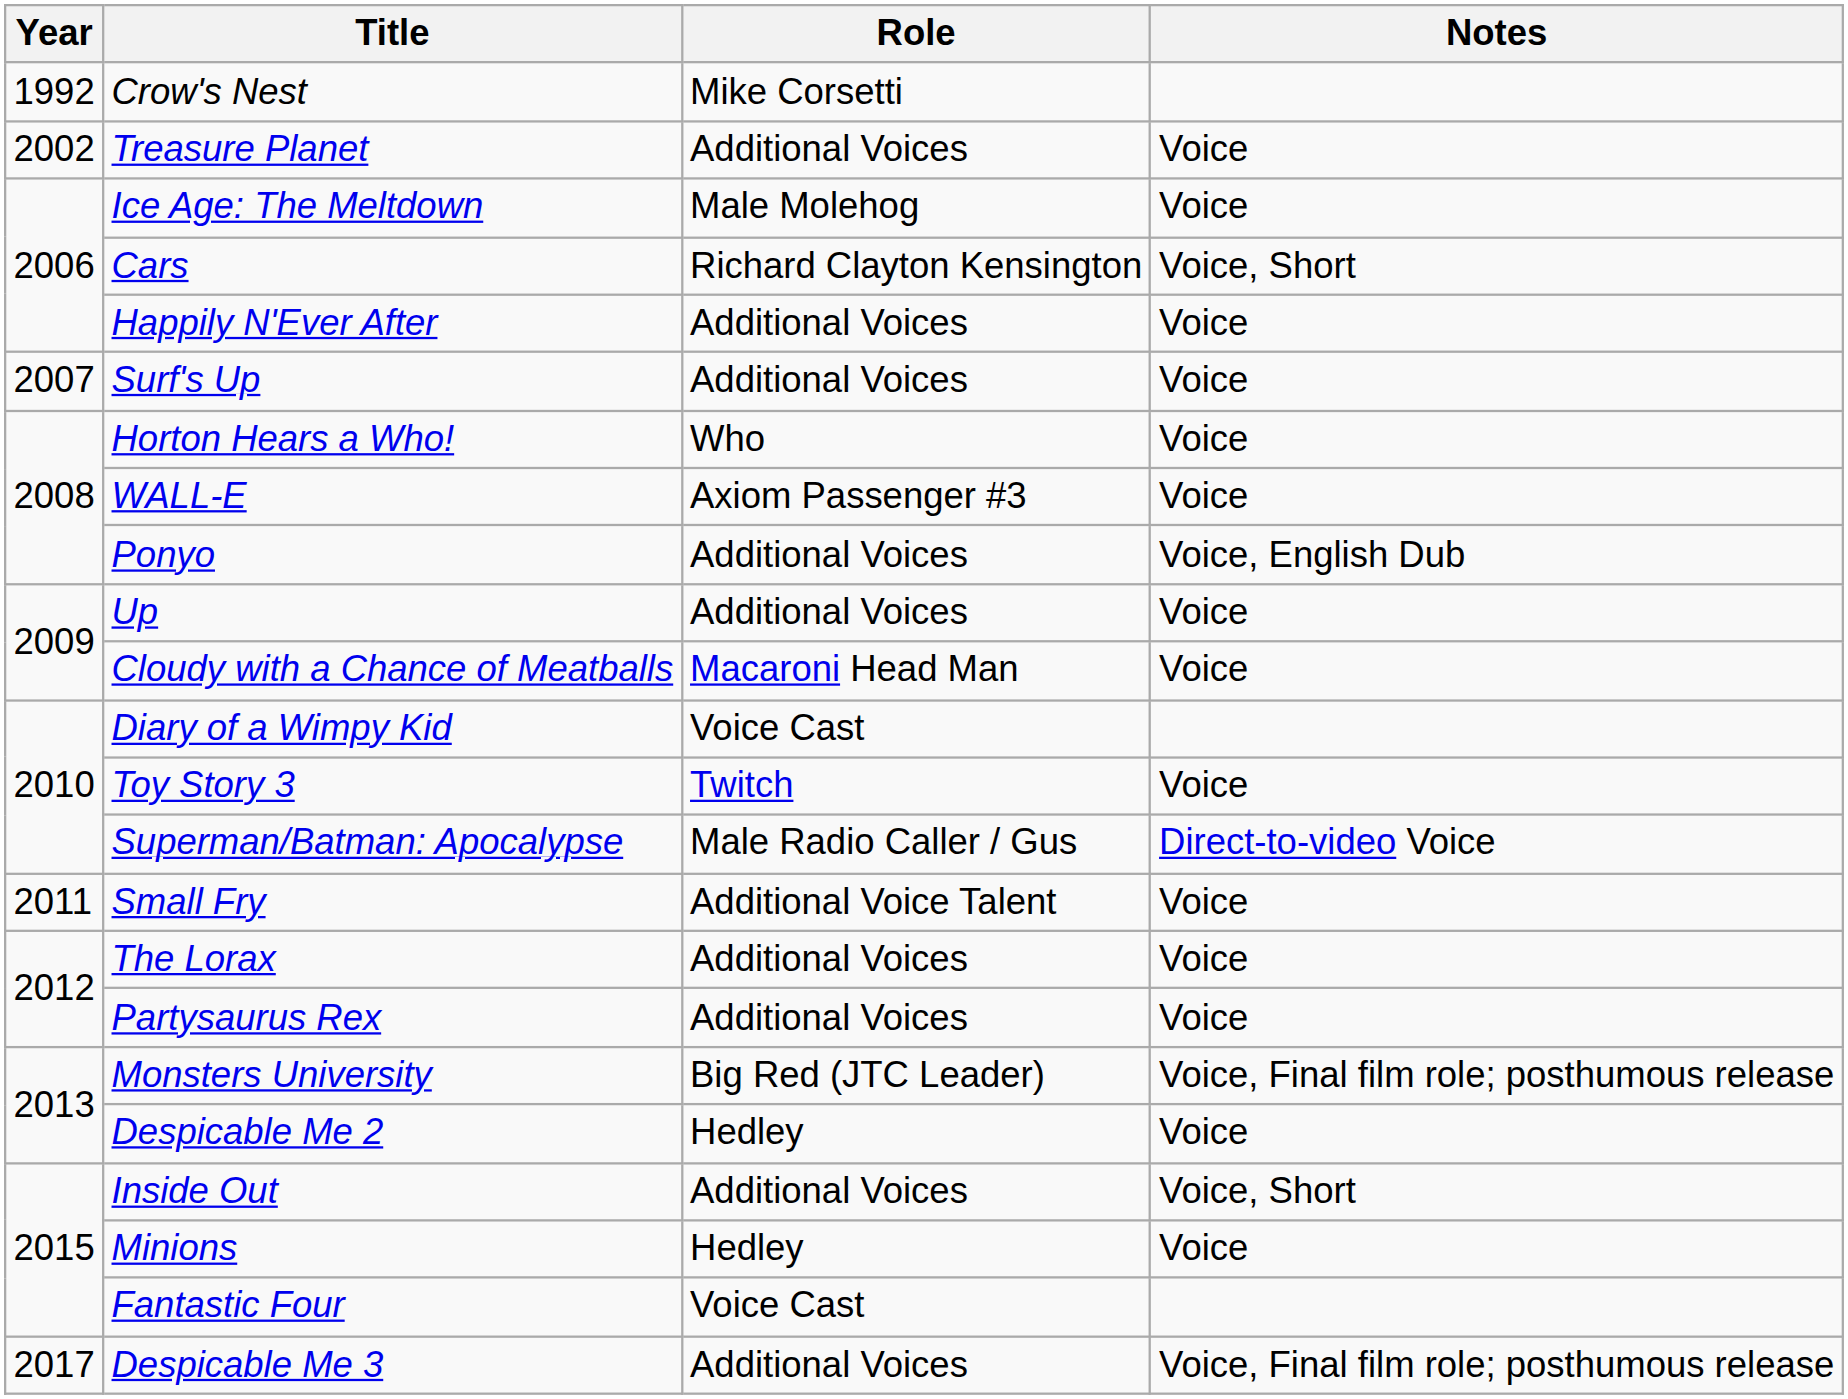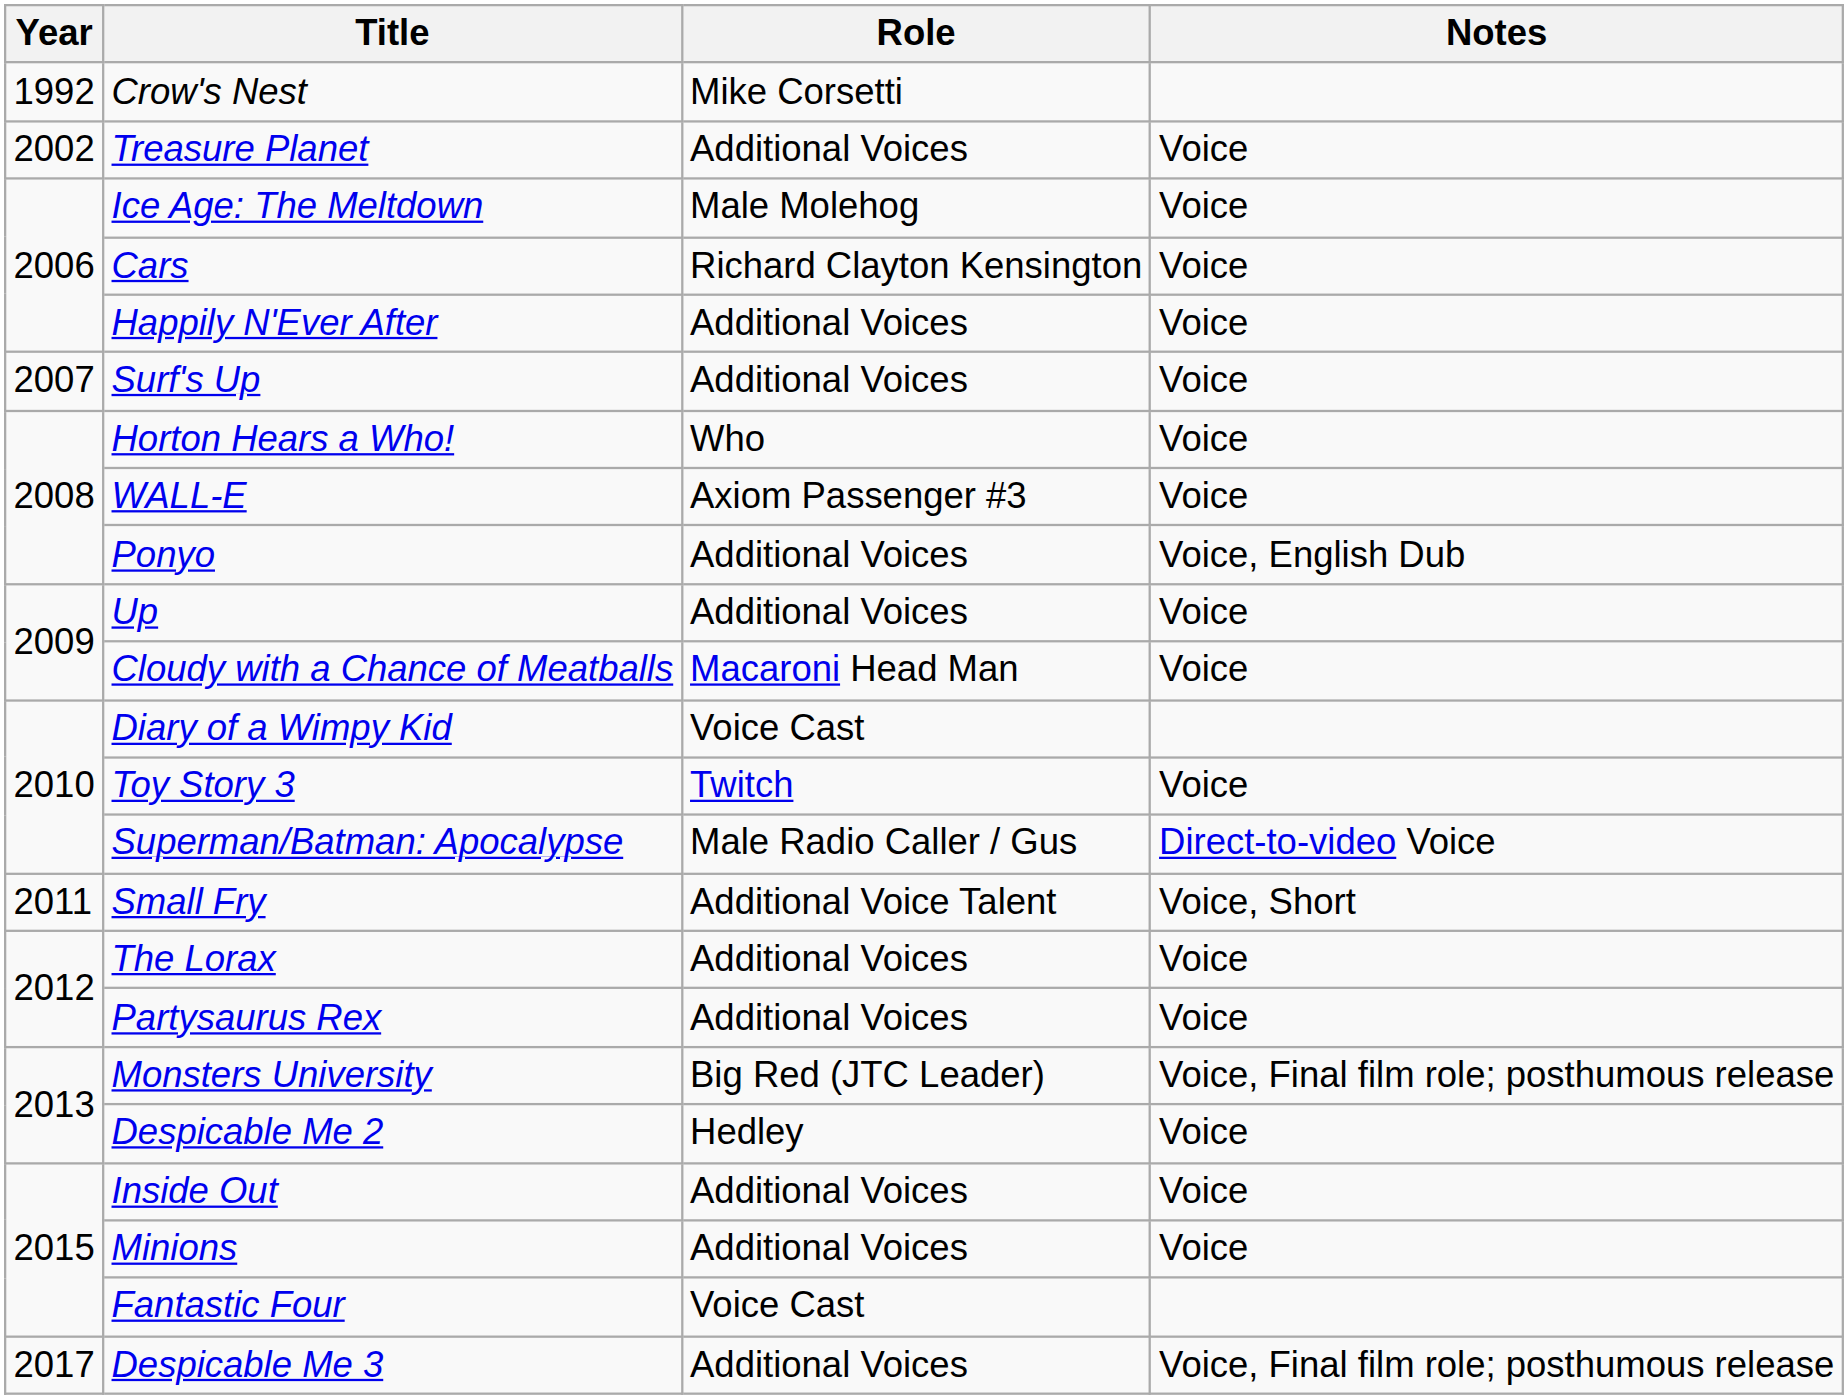(1257, 264) Voice, Short -> (1204, 264) Voice
(1204, 901) Voice -> (1257, 901) Voice, Short
(1257, 1190) Voice, Short -> (1204, 1190) Voice
(747, 1248) Hedley -> (829, 1248) Additional Voices
